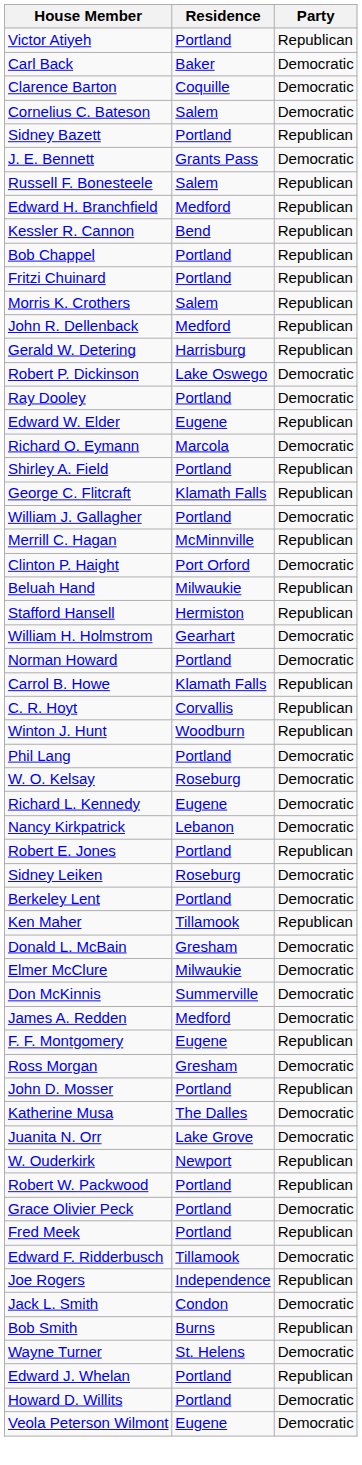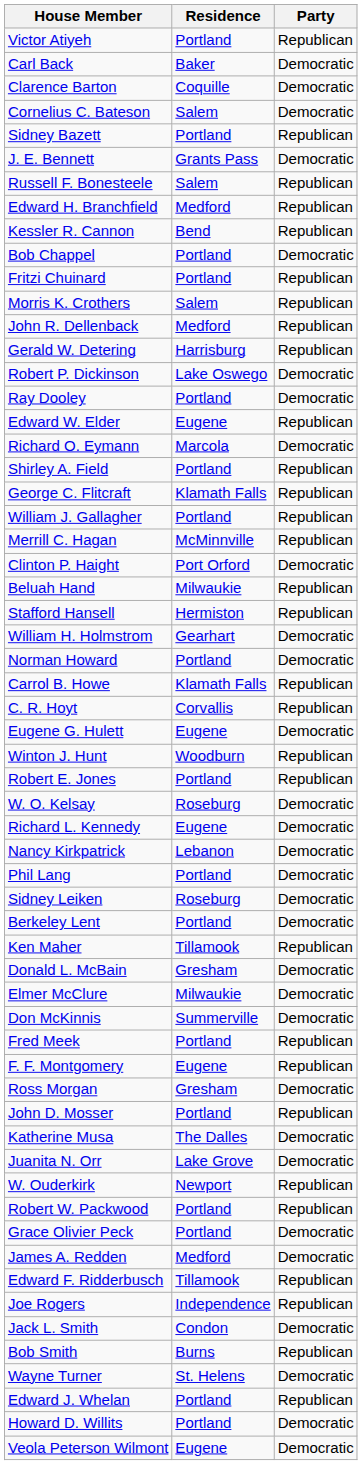(315, 254) Republican -> (316, 254) Democratic
(316, 517) Democratic -> (315, 517) Republican
+ row: (66, 732)
rows swapped: (62, 851) <-> (39, 755)
rows swapped: (44, 1232) <-> (67, 1018)
(316, 1256) Democratic -> (315, 1280) Republican
